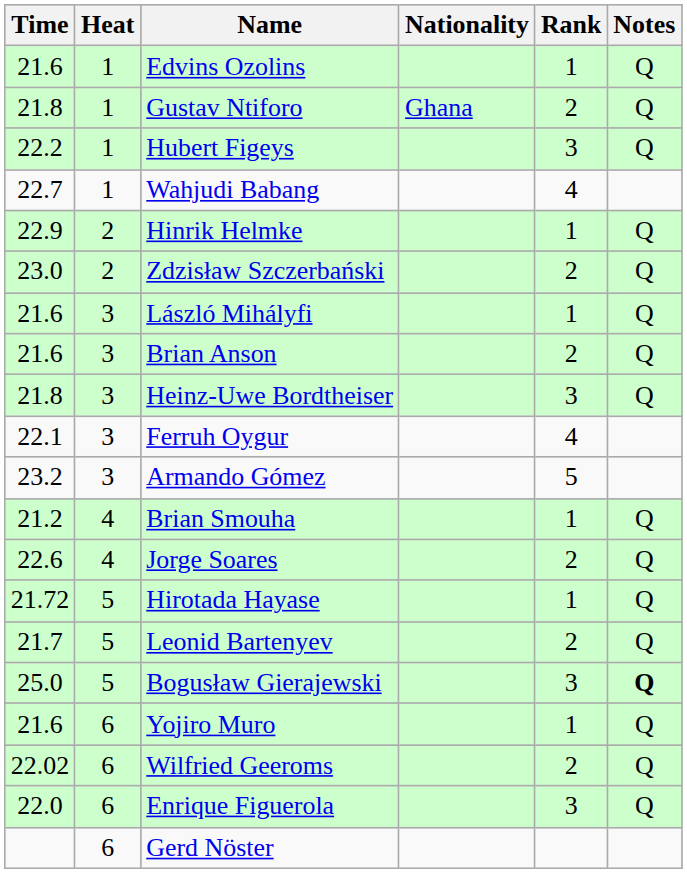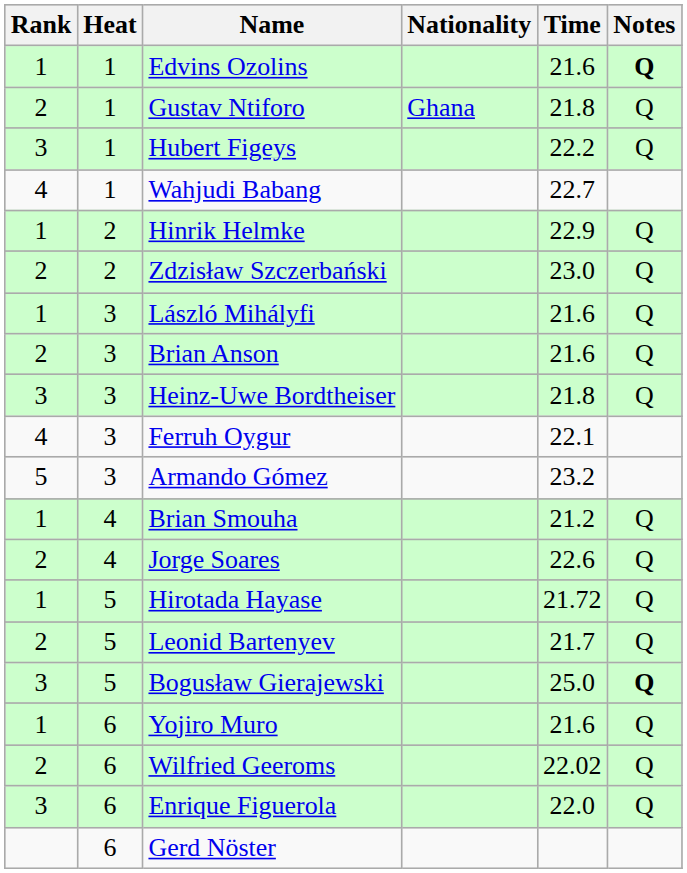columns swapped: (571, 25) <-> (40, 25)
(644, 66) normal -> (644, 66) bold
